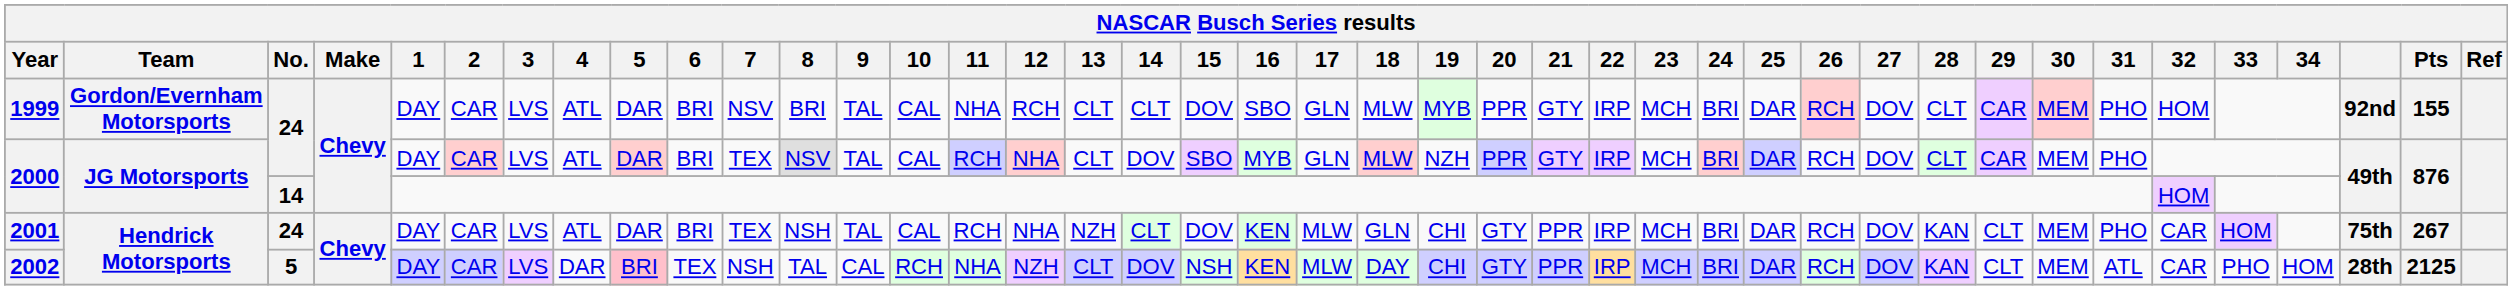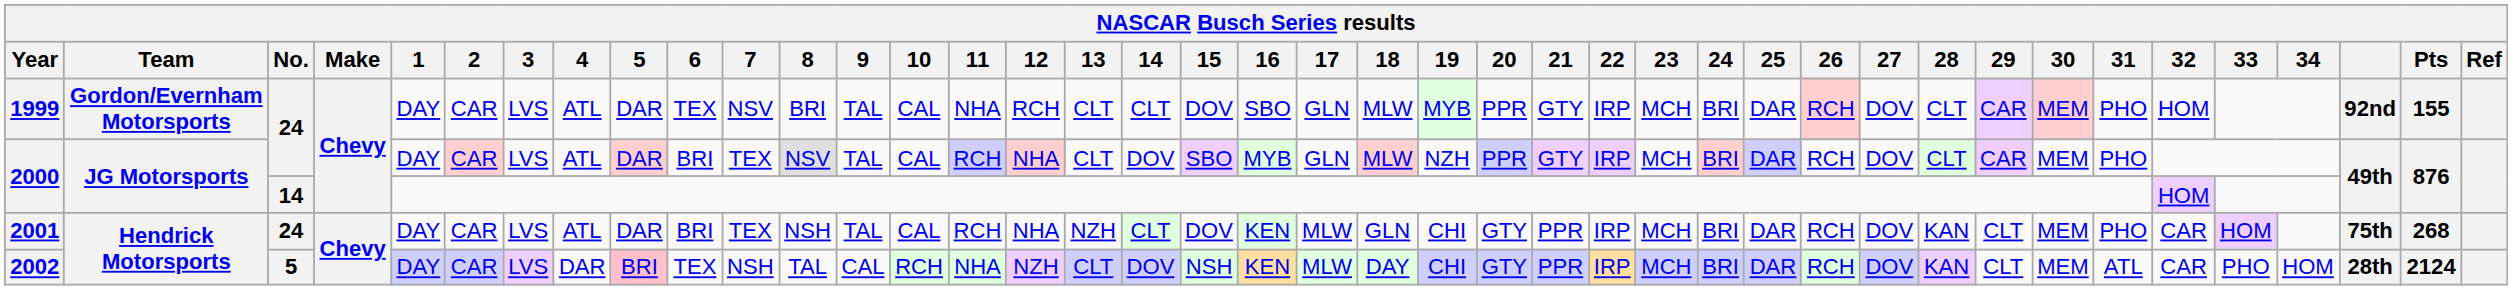(695, 109) BRI -> (695, 109) TEX
(2431, 231) 267 -> (2431, 231) 268
(2431, 267) 2125 -> (2431, 267) 2124
